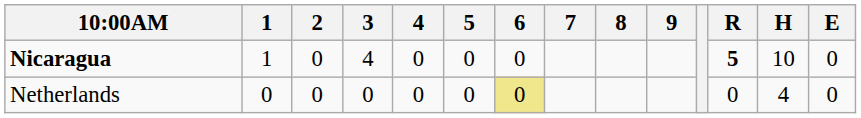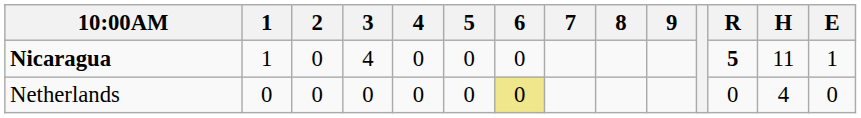(783, 58) 10 -> (783, 58) 11
(832, 58) 0 -> (832, 58) 1
